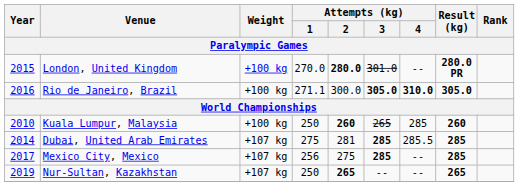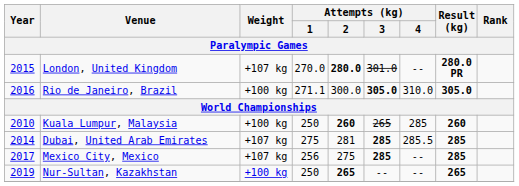(266, 68) +100 kg -> (266, 68) +107 kg
(418, 90) bold -> (418, 90) normal
(266, 173) +107 kg -> (266, 173) +100 kg
